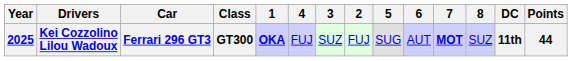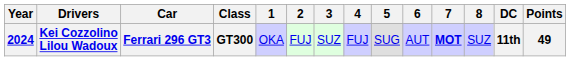columns swapped: (359, 14) <-> (302, 14)
(21, 40) 2025 -> (21, 40) 2024
(272, 40) bold -> (271, 40) normal
(546, 40) 44 -> (544, 40) 49
